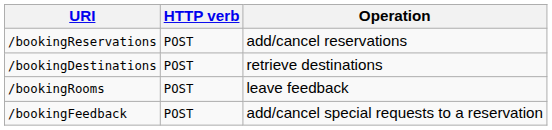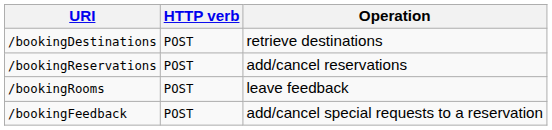rows swapped: (82, 65) <-> (82, 41)
